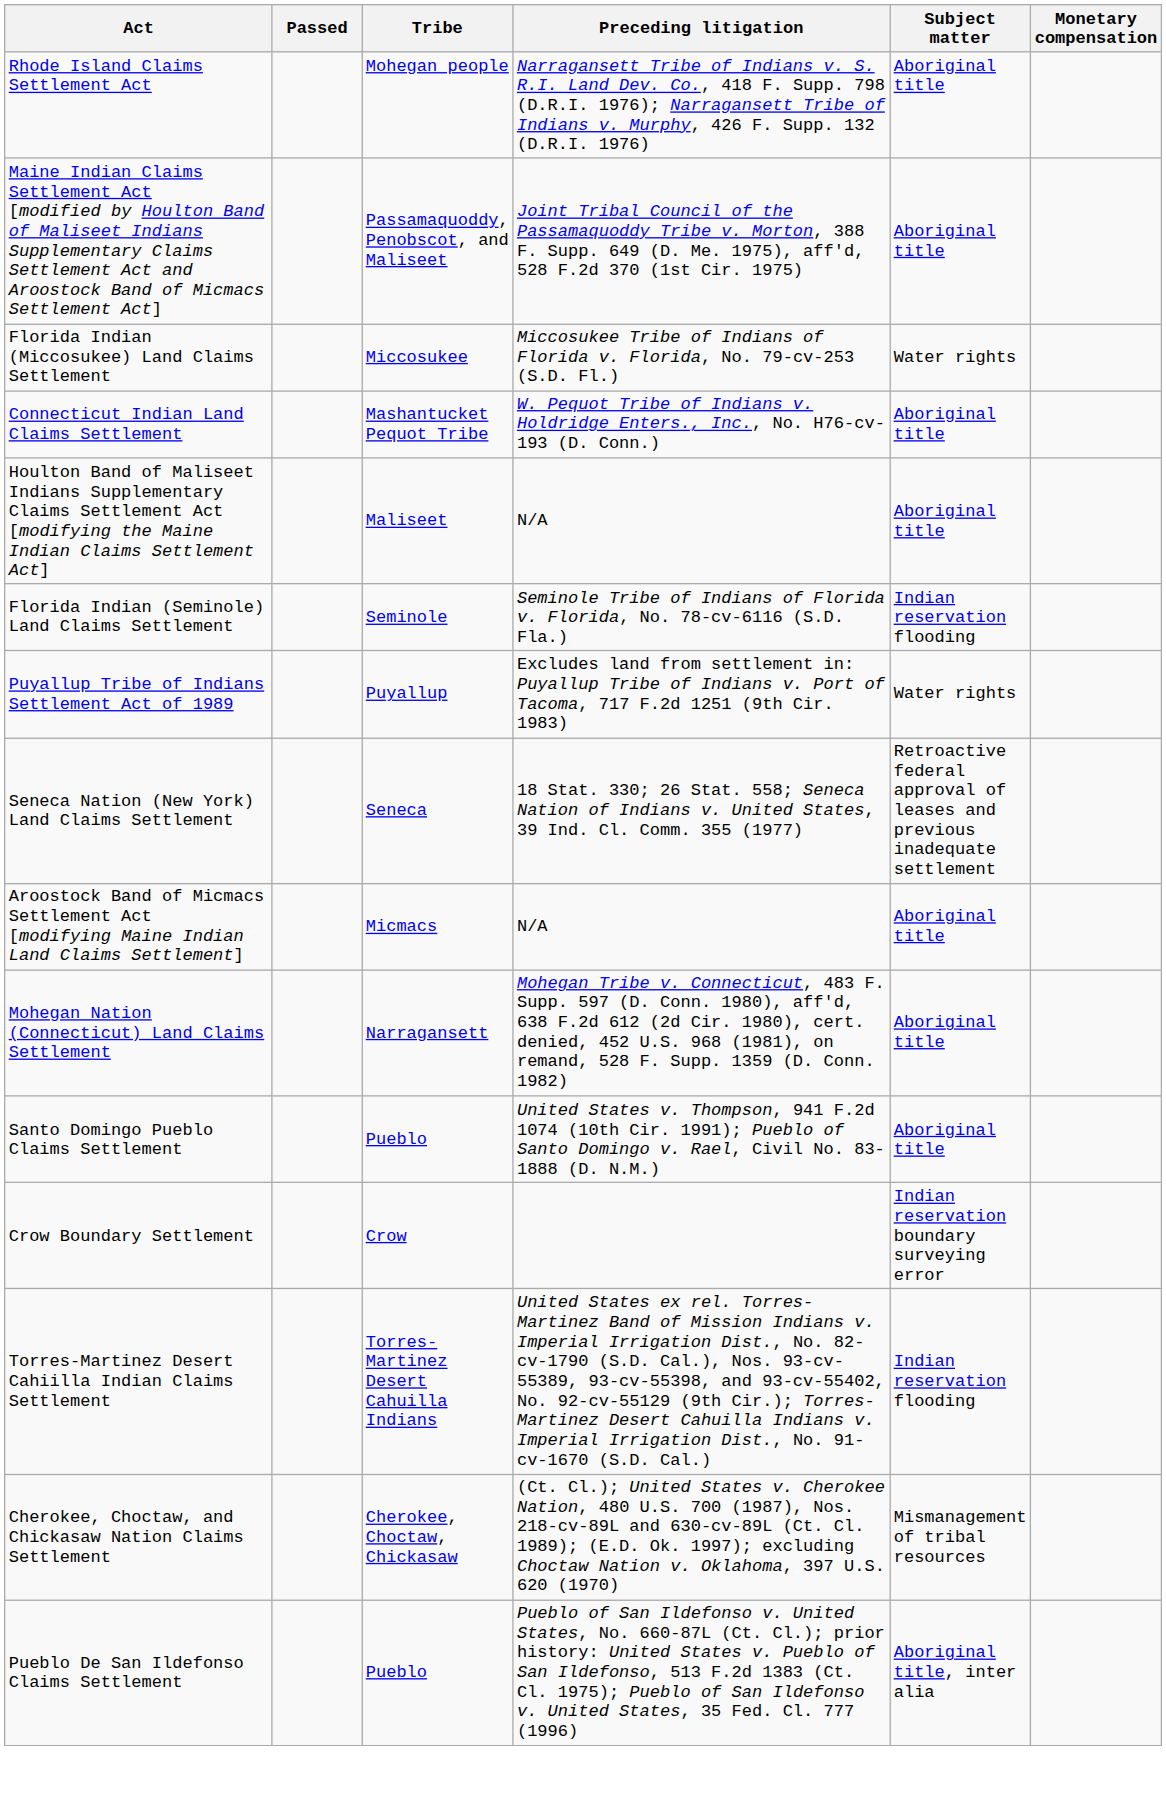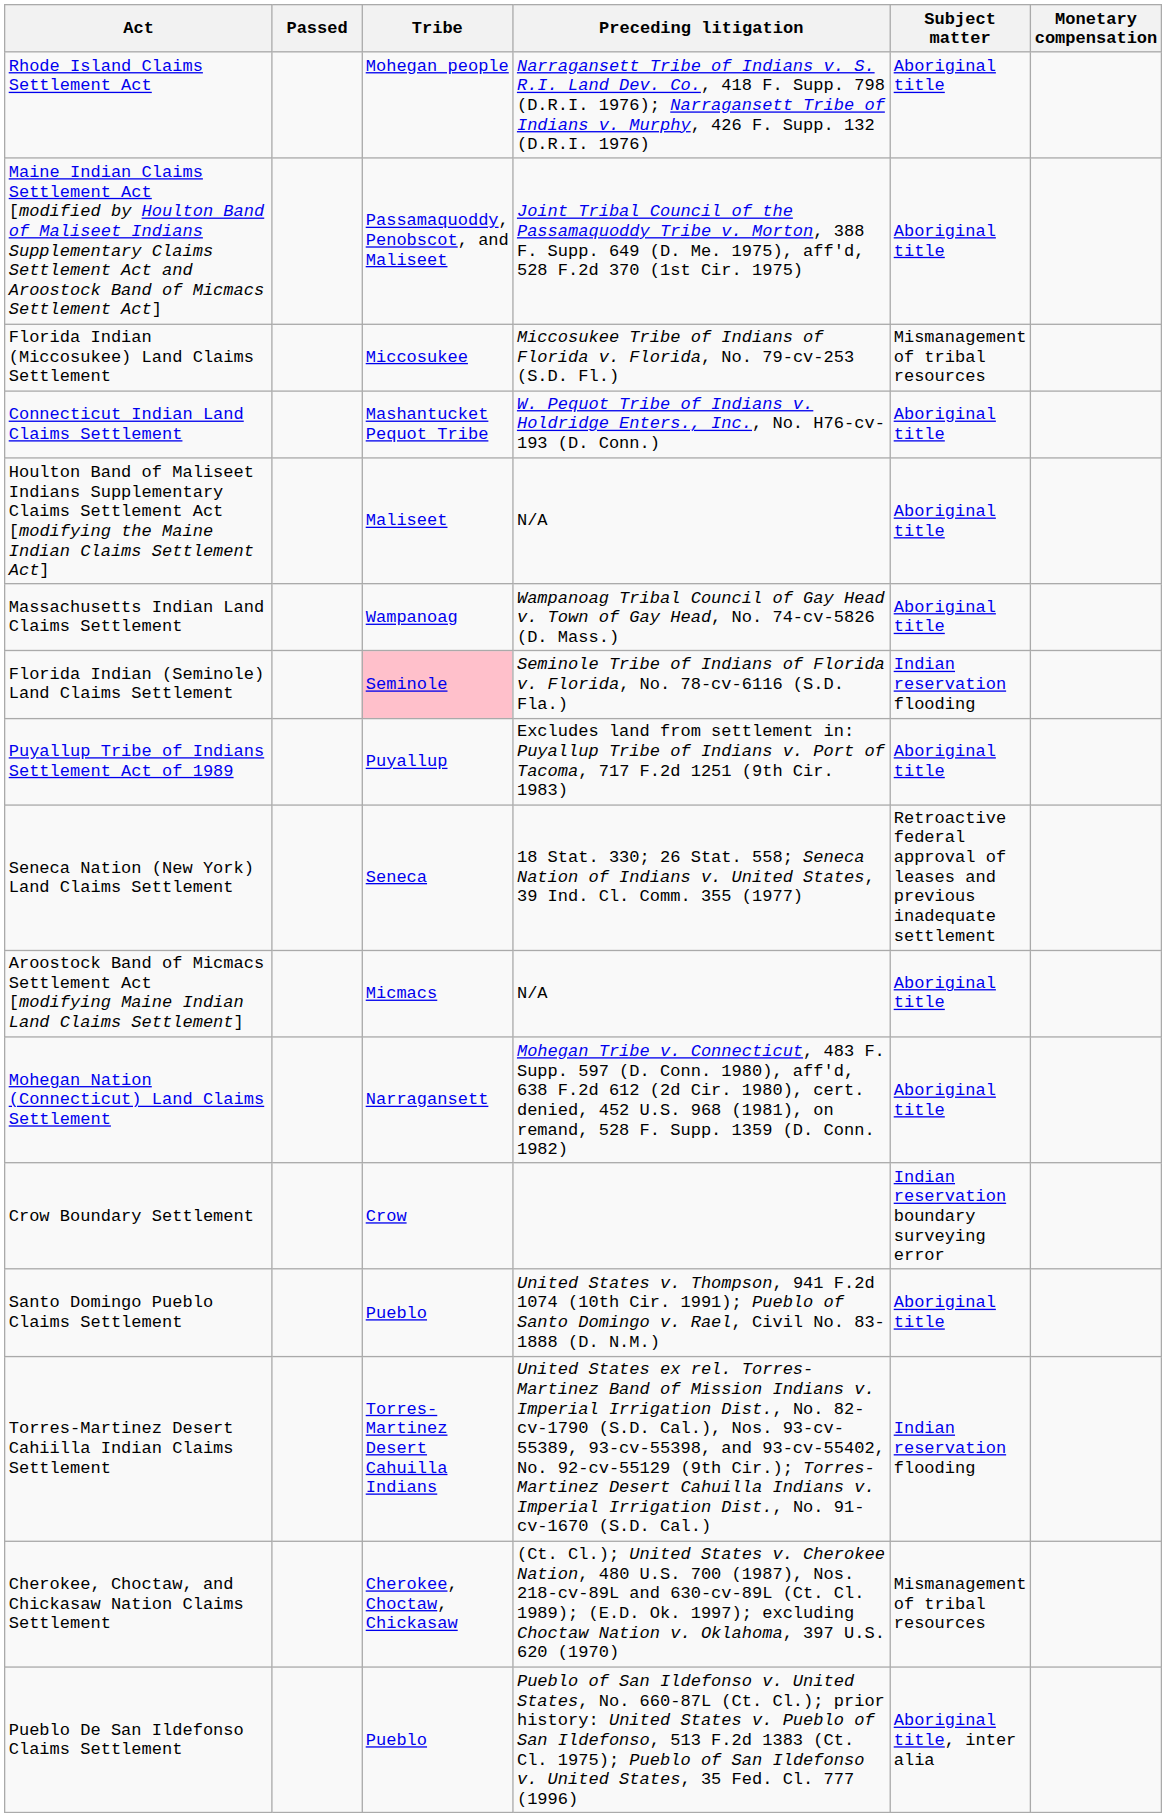(955, 357) Water rights -> (960, 357) Mismanagement of tribal resources
+ row: (136, 617)
(407, 617) no background -> (407, 684) pink background
(955, 694) Water rights -> (945, 761) Aboriginal title
rows swapped: (131, 1236) <-> (111, 1139)
